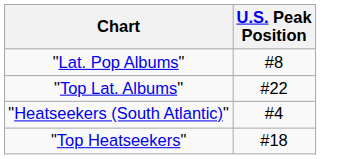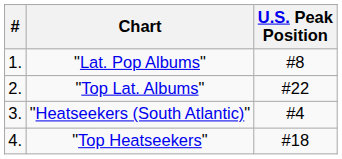+ column: (15, 26)
